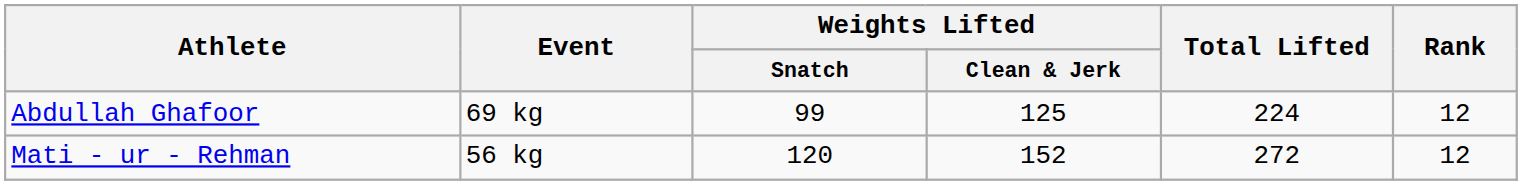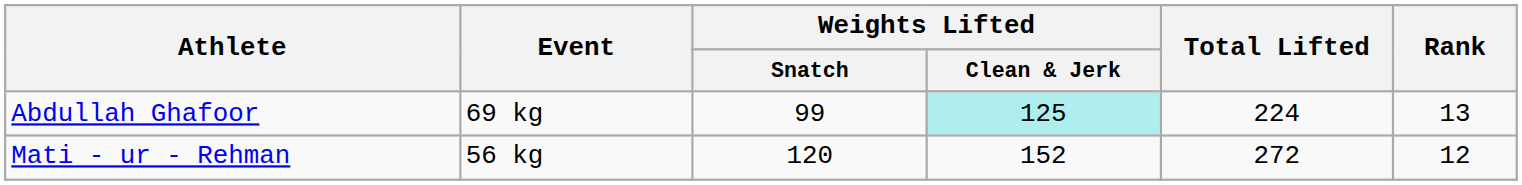(1043, 113) no background -> (1043, 113) paleturquoise background
(1455, 113) 12 -> (1455, 113) 13
